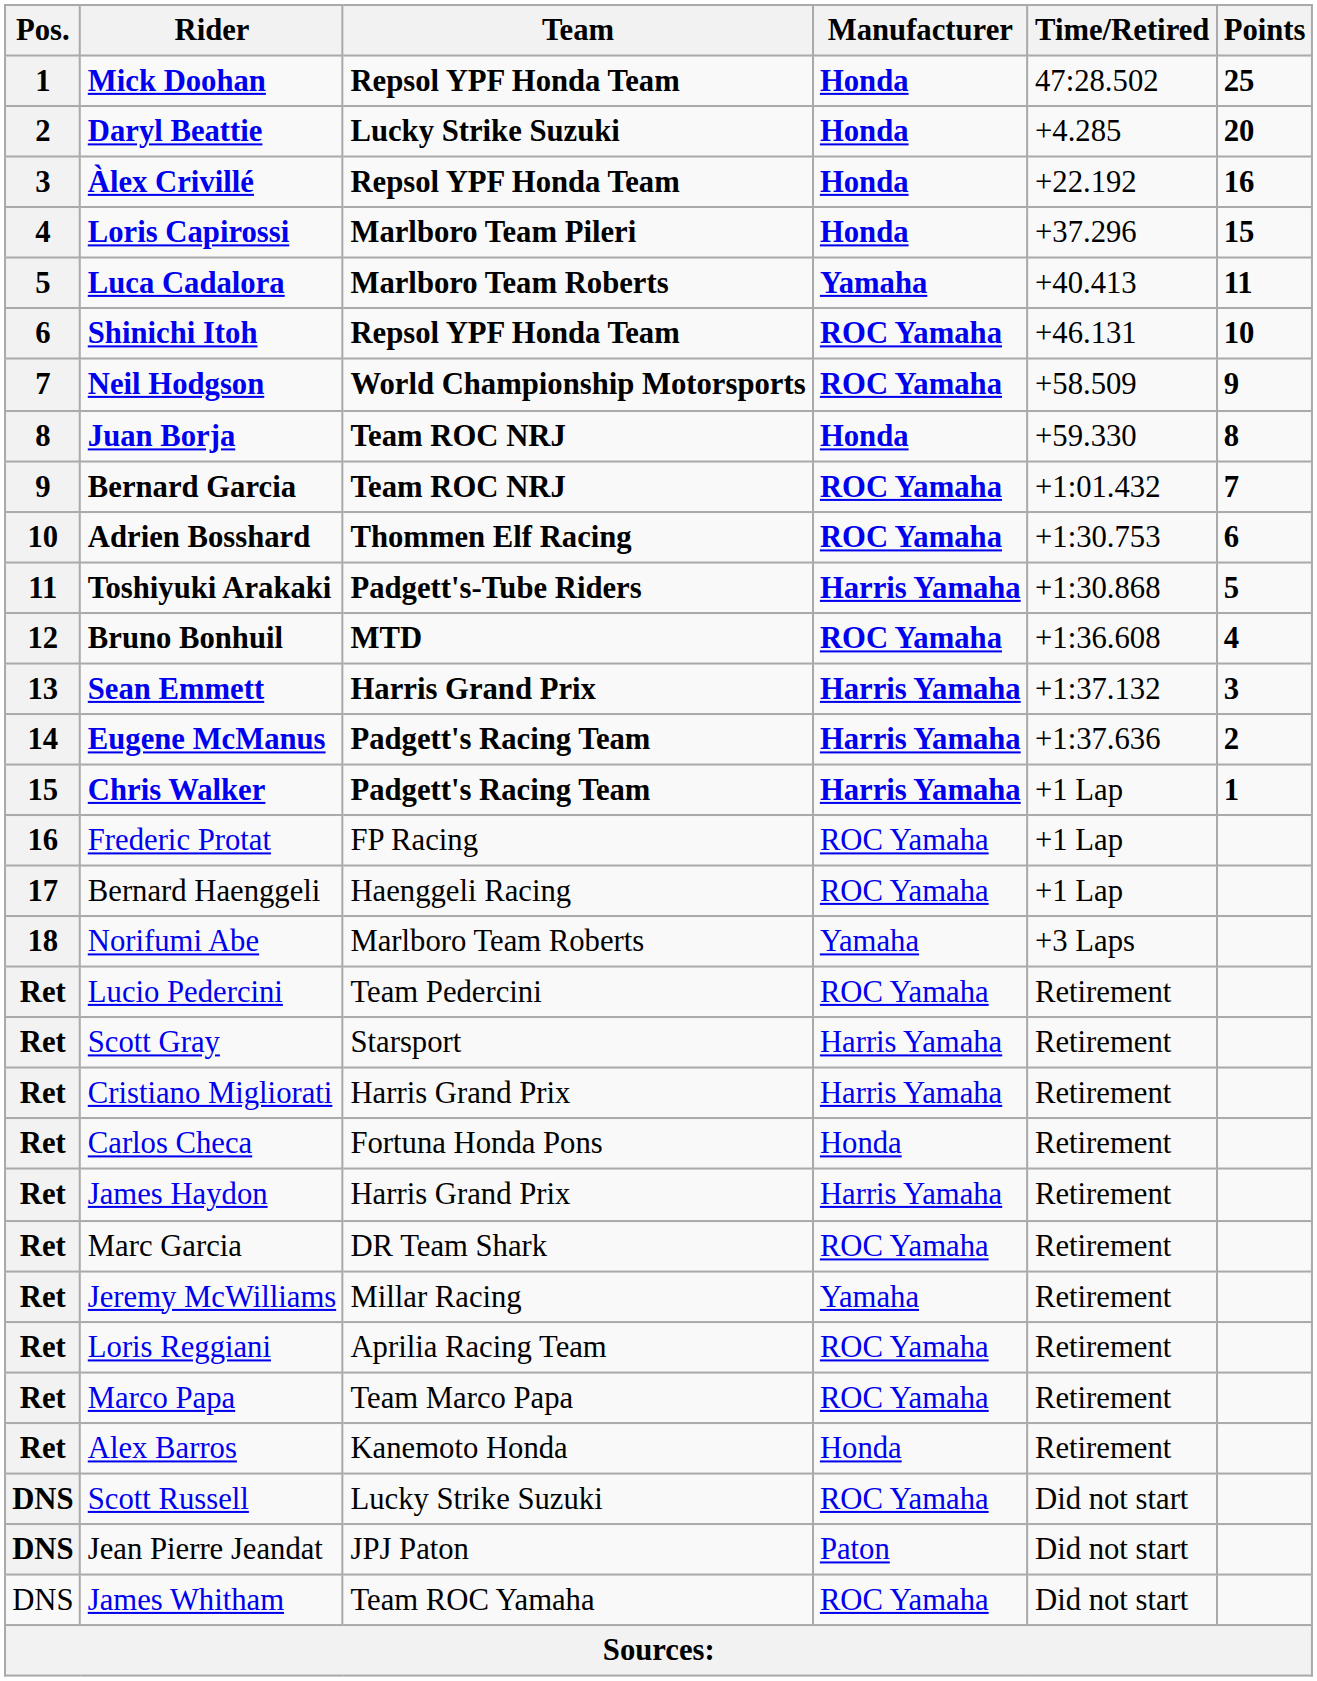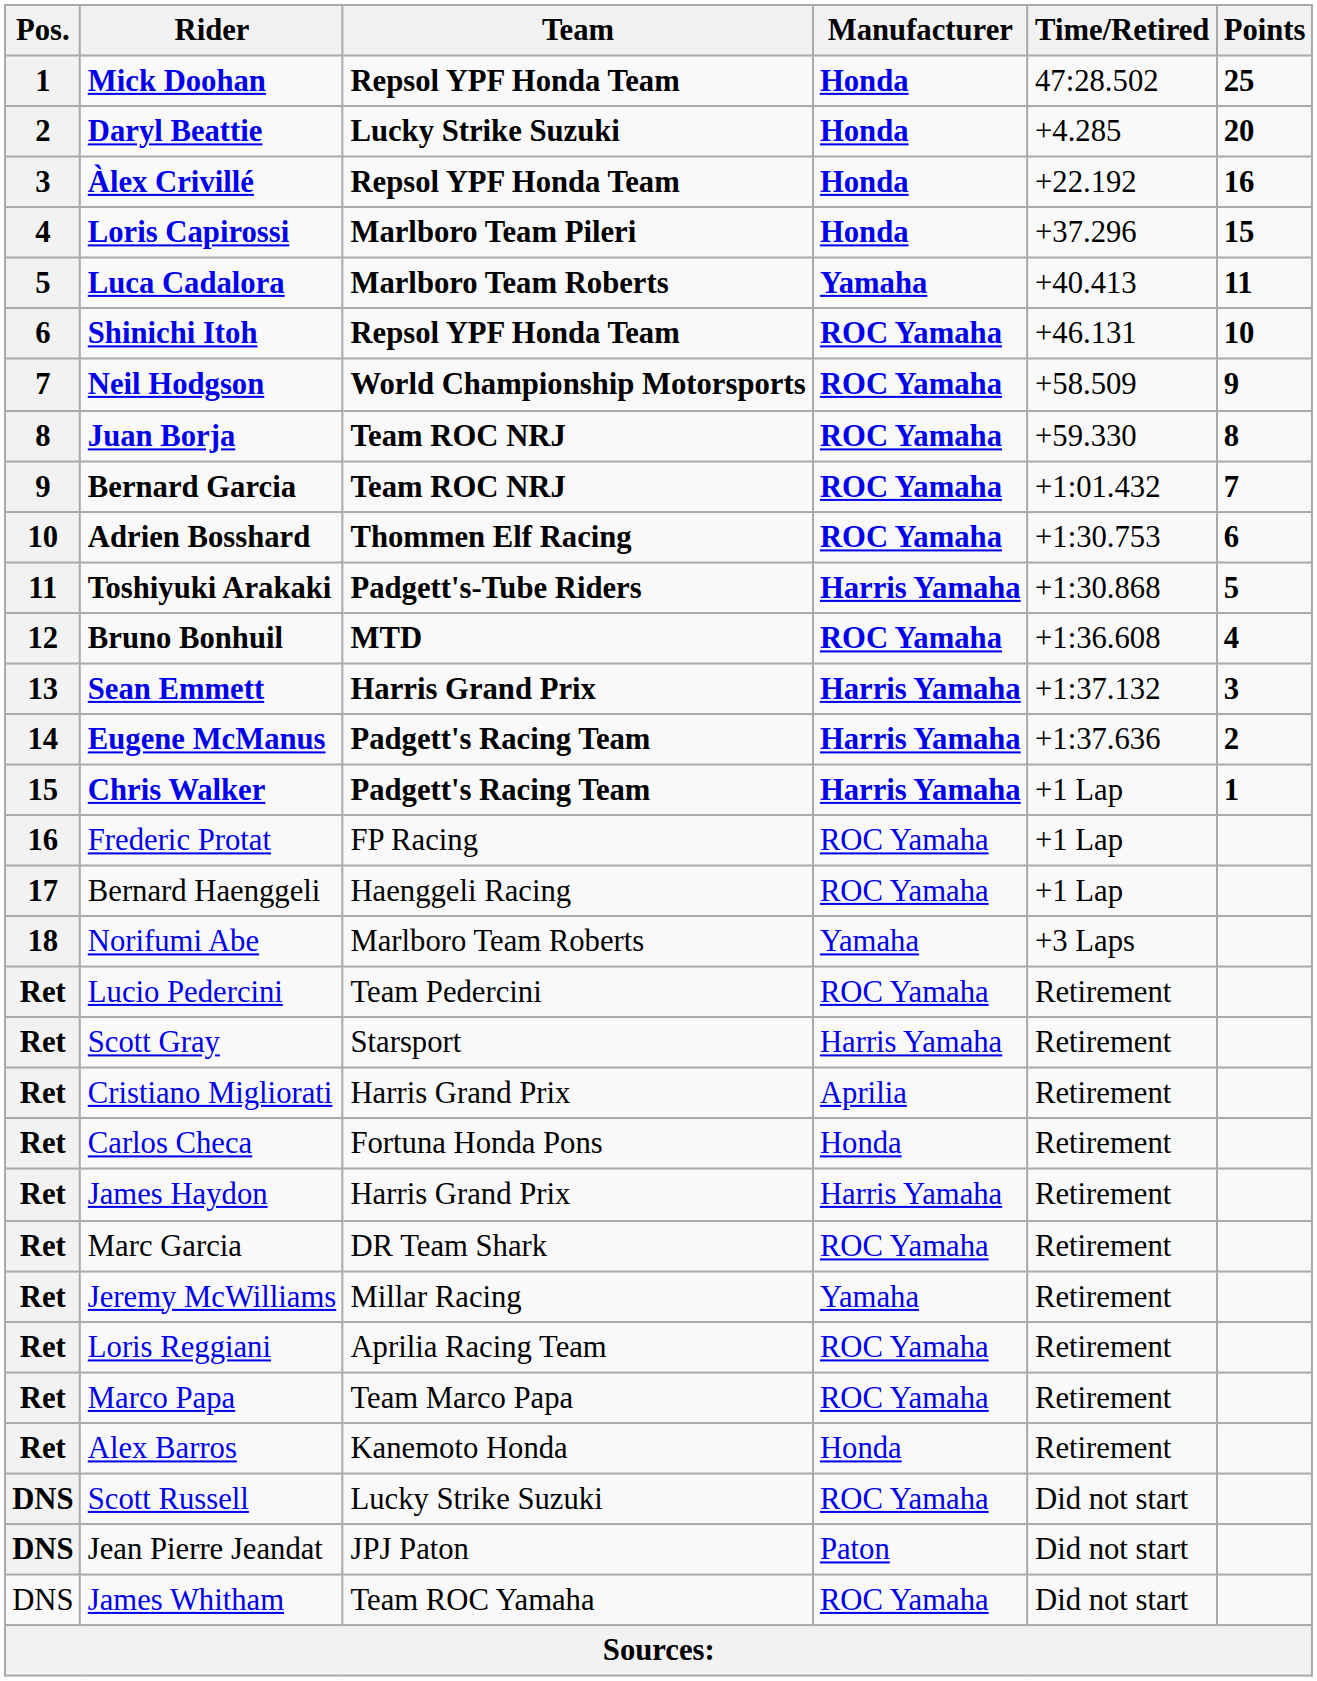(864, 435) Honda -> (911, 435) ROC Yamaha
(911, 1093) Harris Yamaha -> (863, 1093) Aprilia
